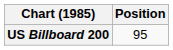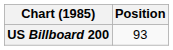(140, 34) 95 -> (140, 34) 93
